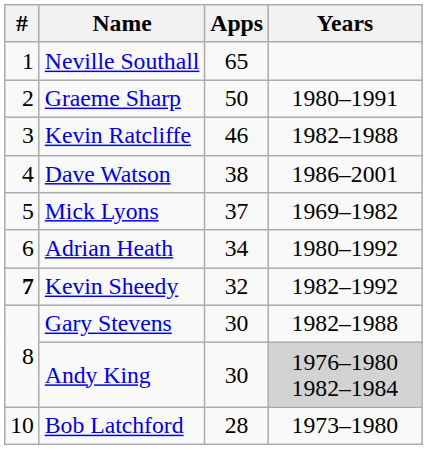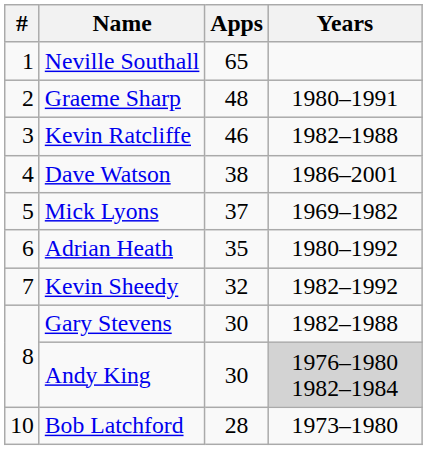(237, 98) 50 -> (237, 98) 48
(237, 248) 34 -> (237, 248) 35
(28, 286) bold -> (28, 286) normal
